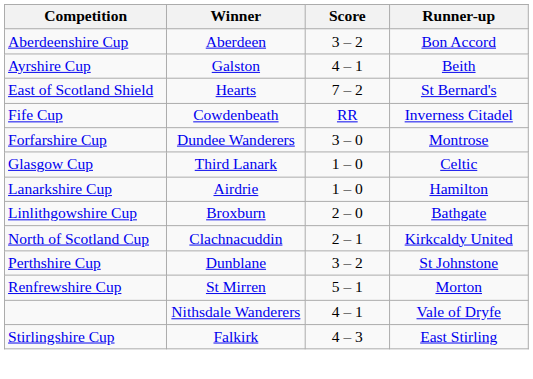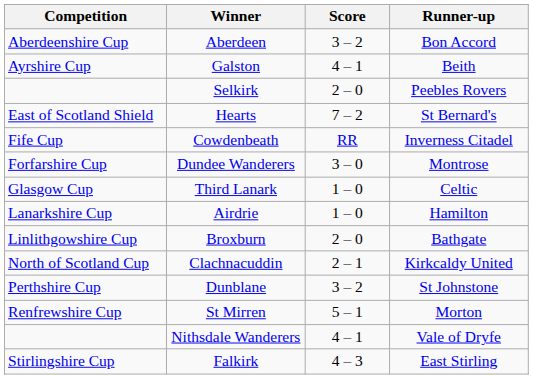+ row: (236, 90)
